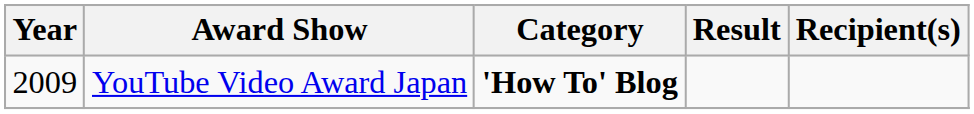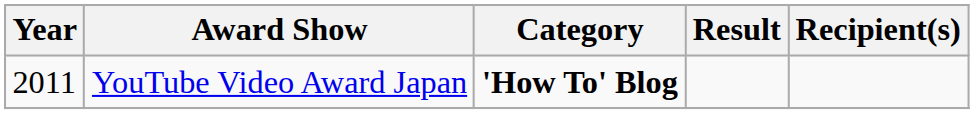(45, 81) 2009 -> (44, 81) 2011
